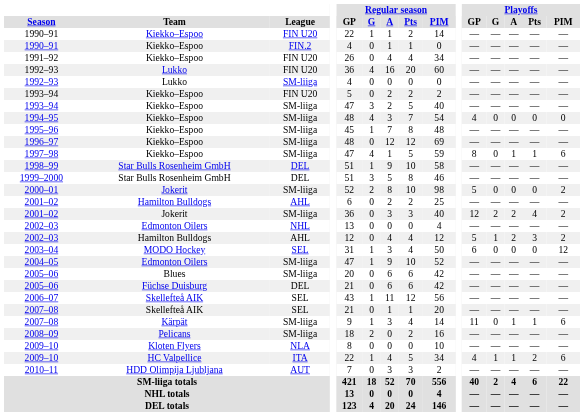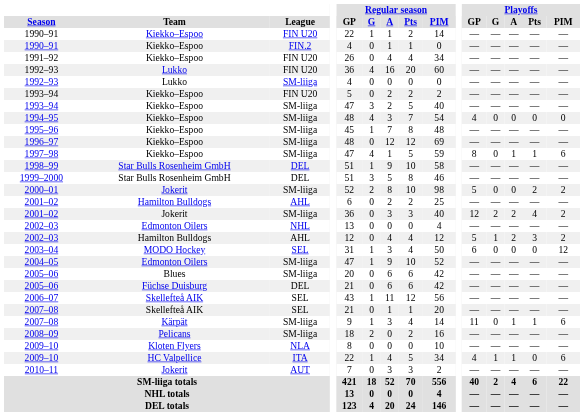(535, 190) 0 -> (535, 190) 2
(535, 358) 2 -> (535, 358) 0
(174, 370) HDD Olimpija Ljubljana -> (174, 370) Jokerit
